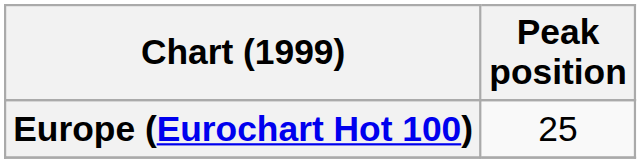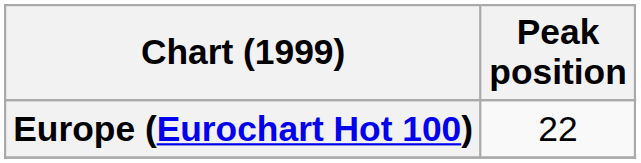(558, 128) 25 -> (558, 128) 22
